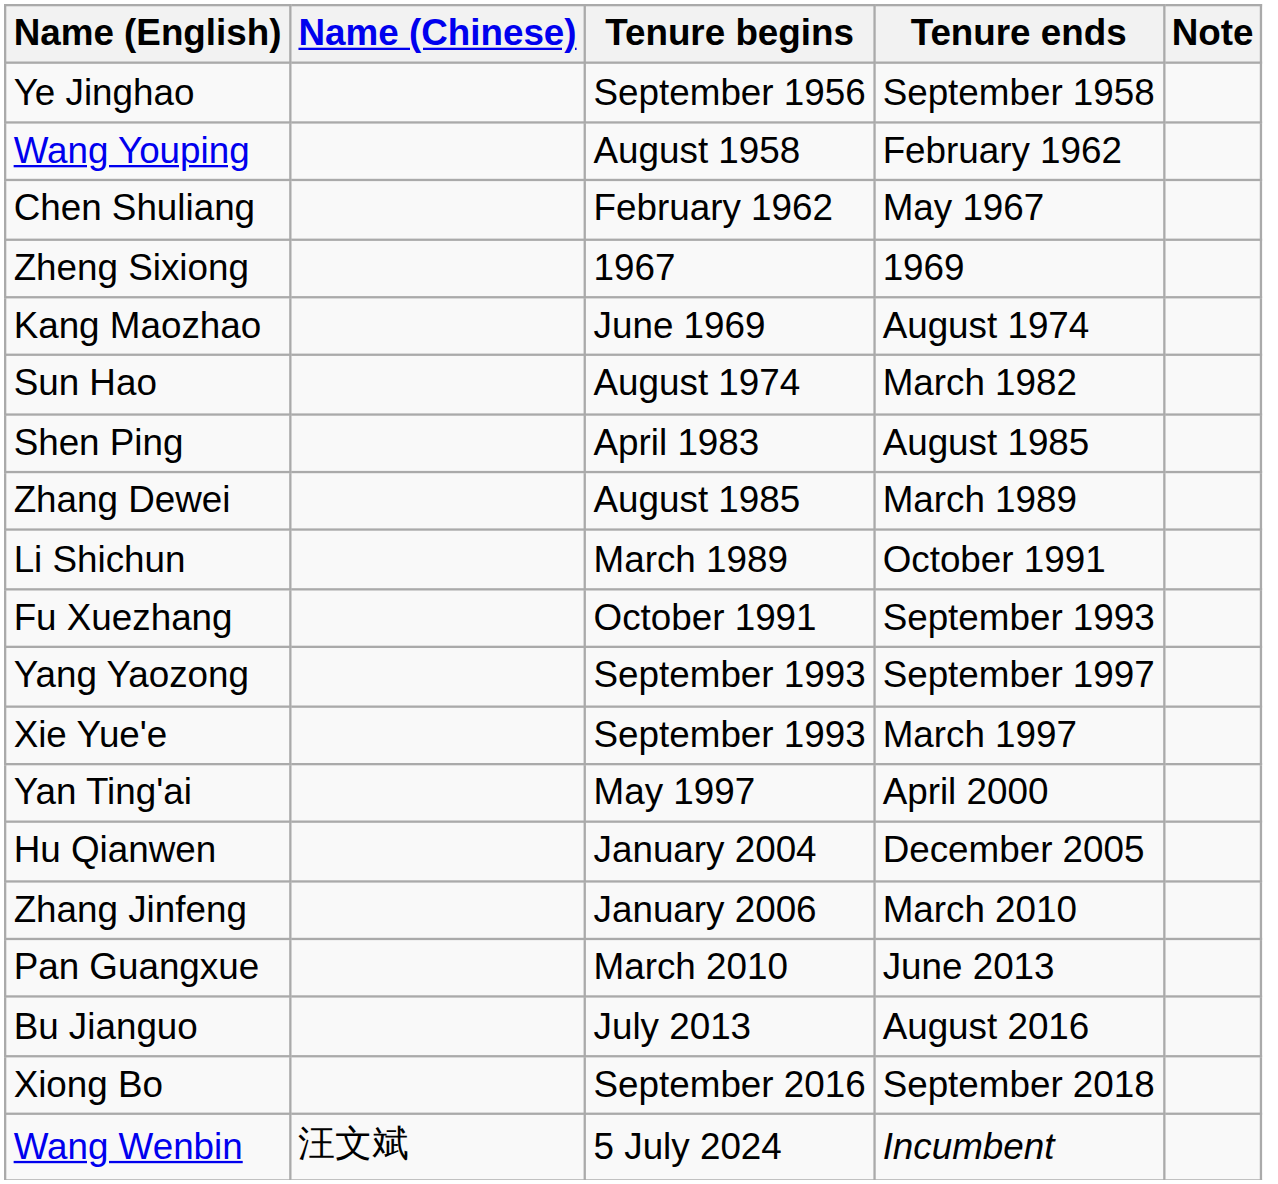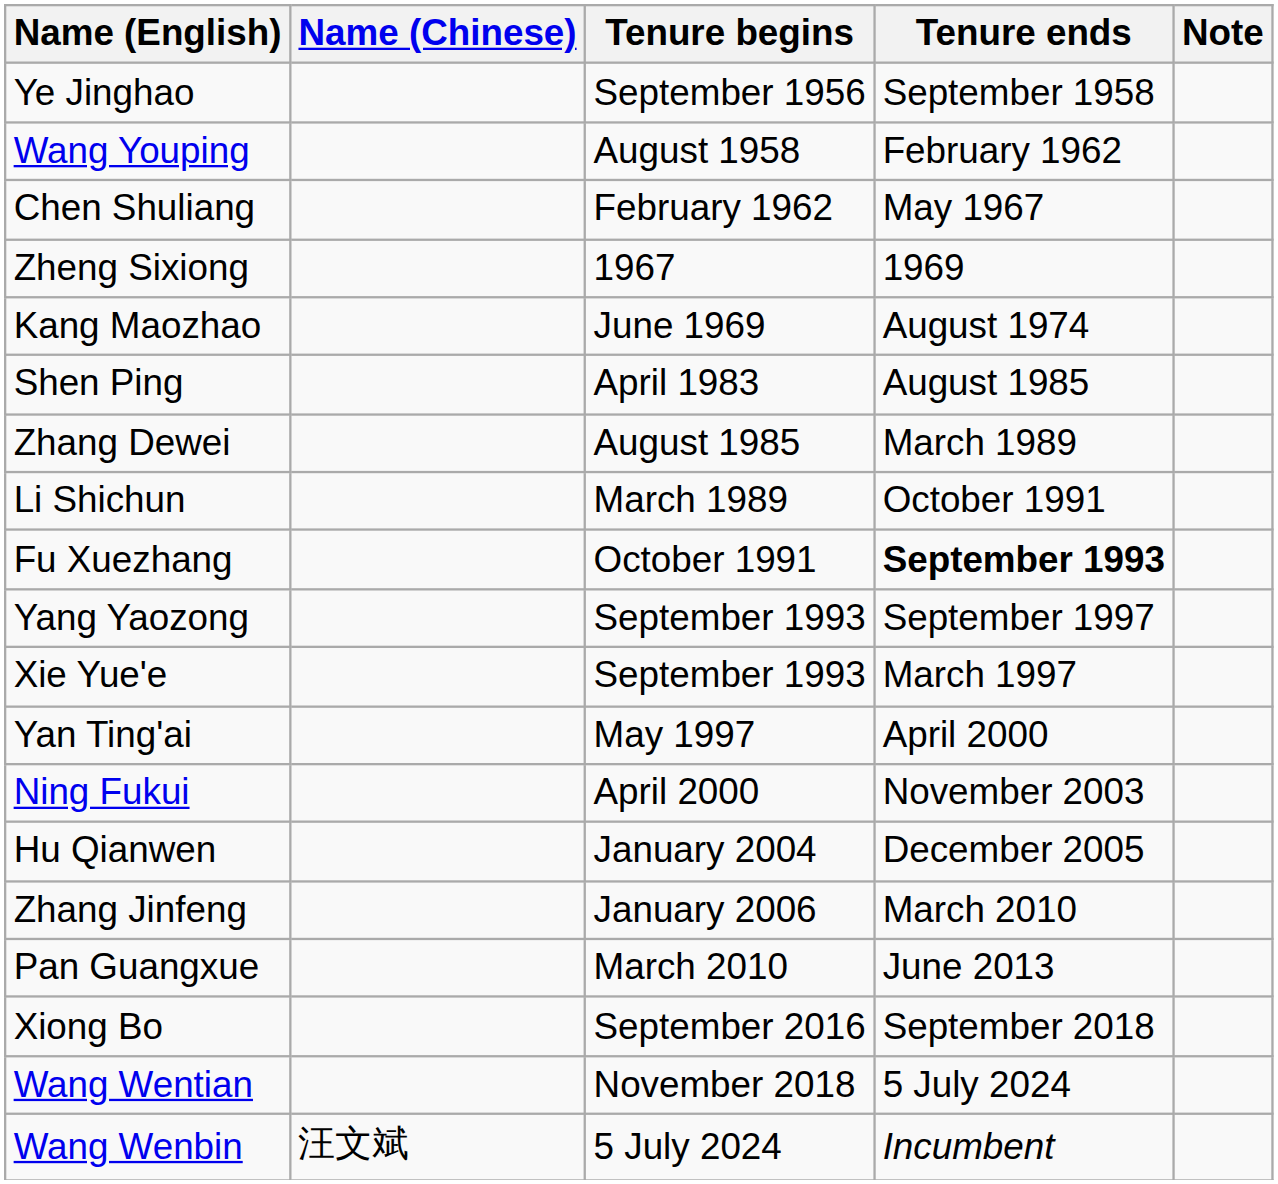- row: (85, 383)
(1019, 617) normal -> (1024, 558) bold
+ row: (102, 792)
- row: (106, 1025)
+ row: (133, 1084)
